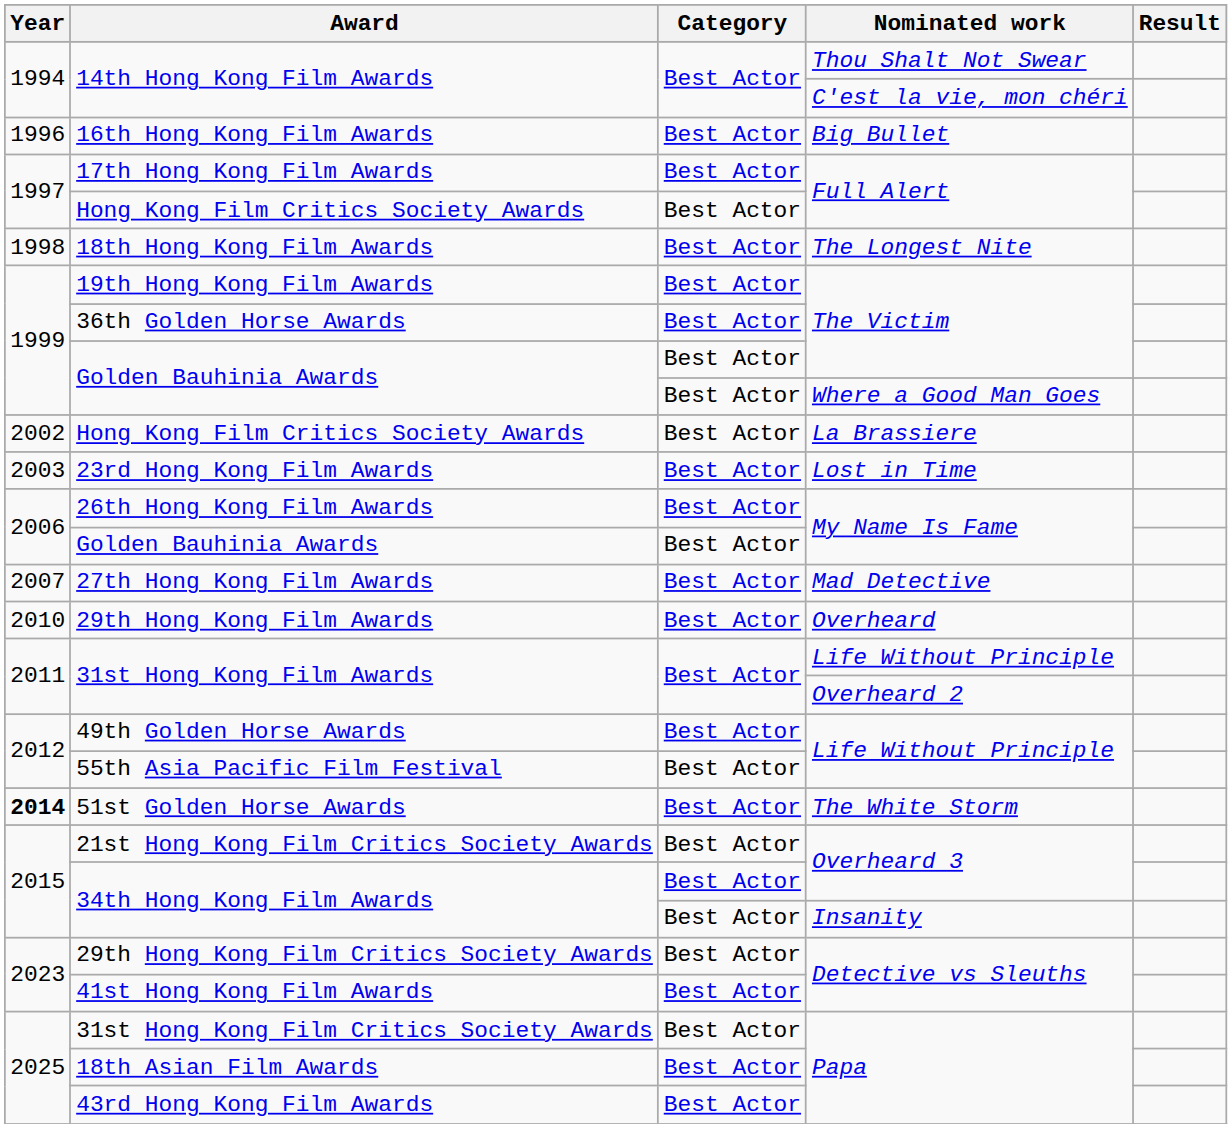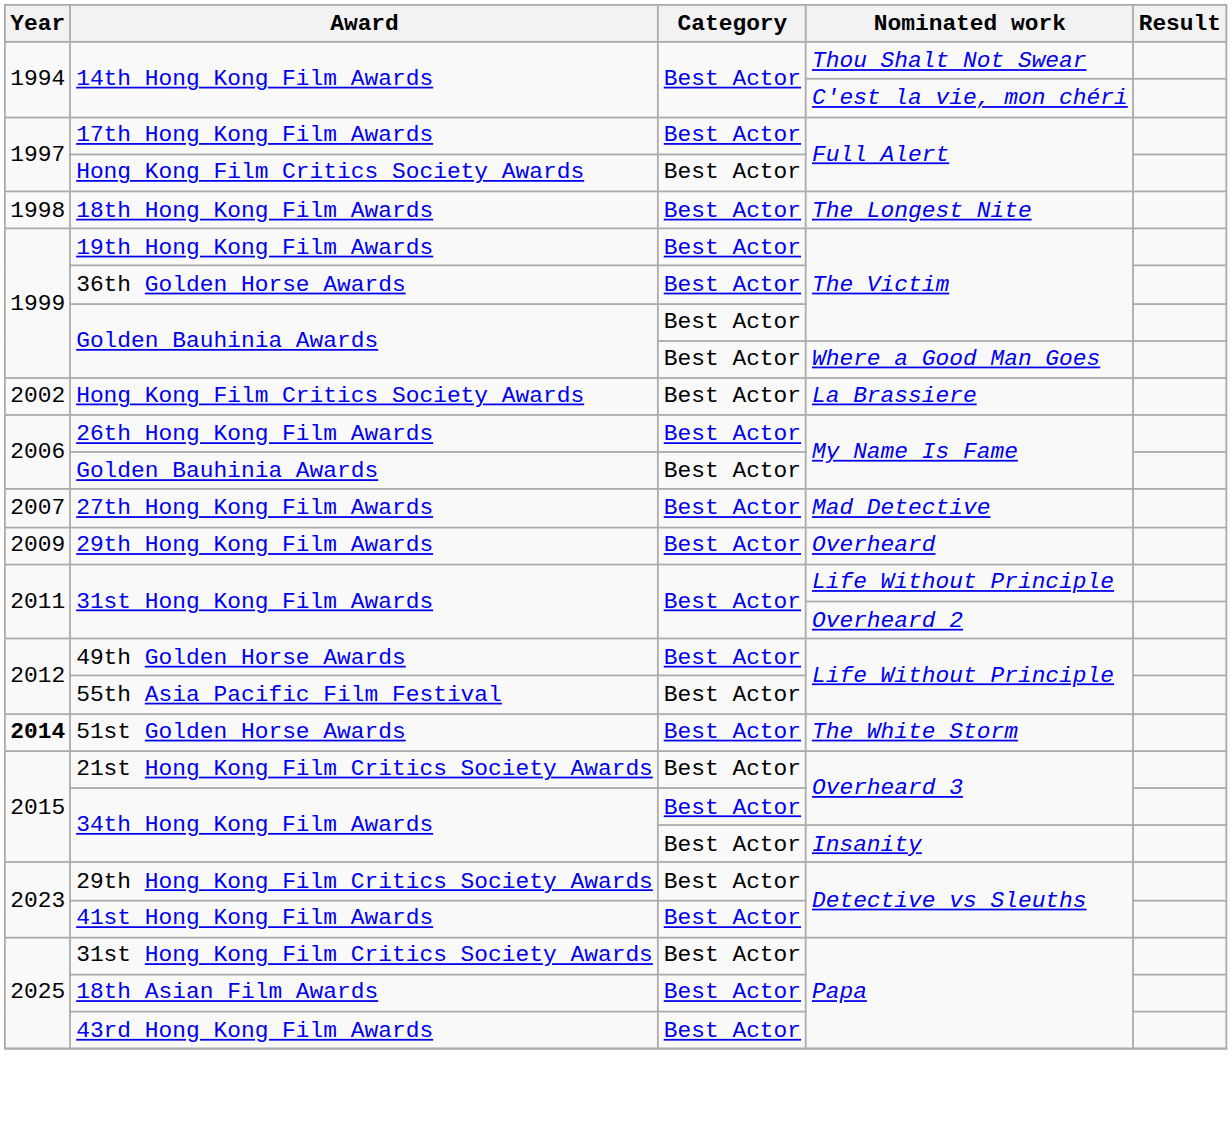- row: (255, 135)
- row: (255, 471)
(38, 620) 2010 -> (38, 546) 2009
